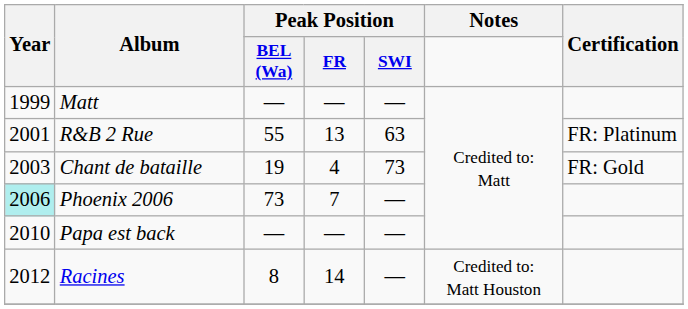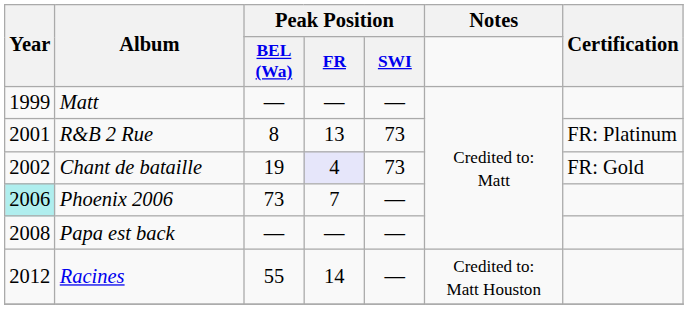(274, 134) 55 -> (274, 134) 8
(395, 134) 63 -> (395, 134) 73
(30, 167) 2003 -> (30, 167) 2002
(334, 167) no background -> (334, 167) lavender background
(30, 232) 2010 -> (30, 232) 2008
(274, 276) 8 -> (274, 276) 55
